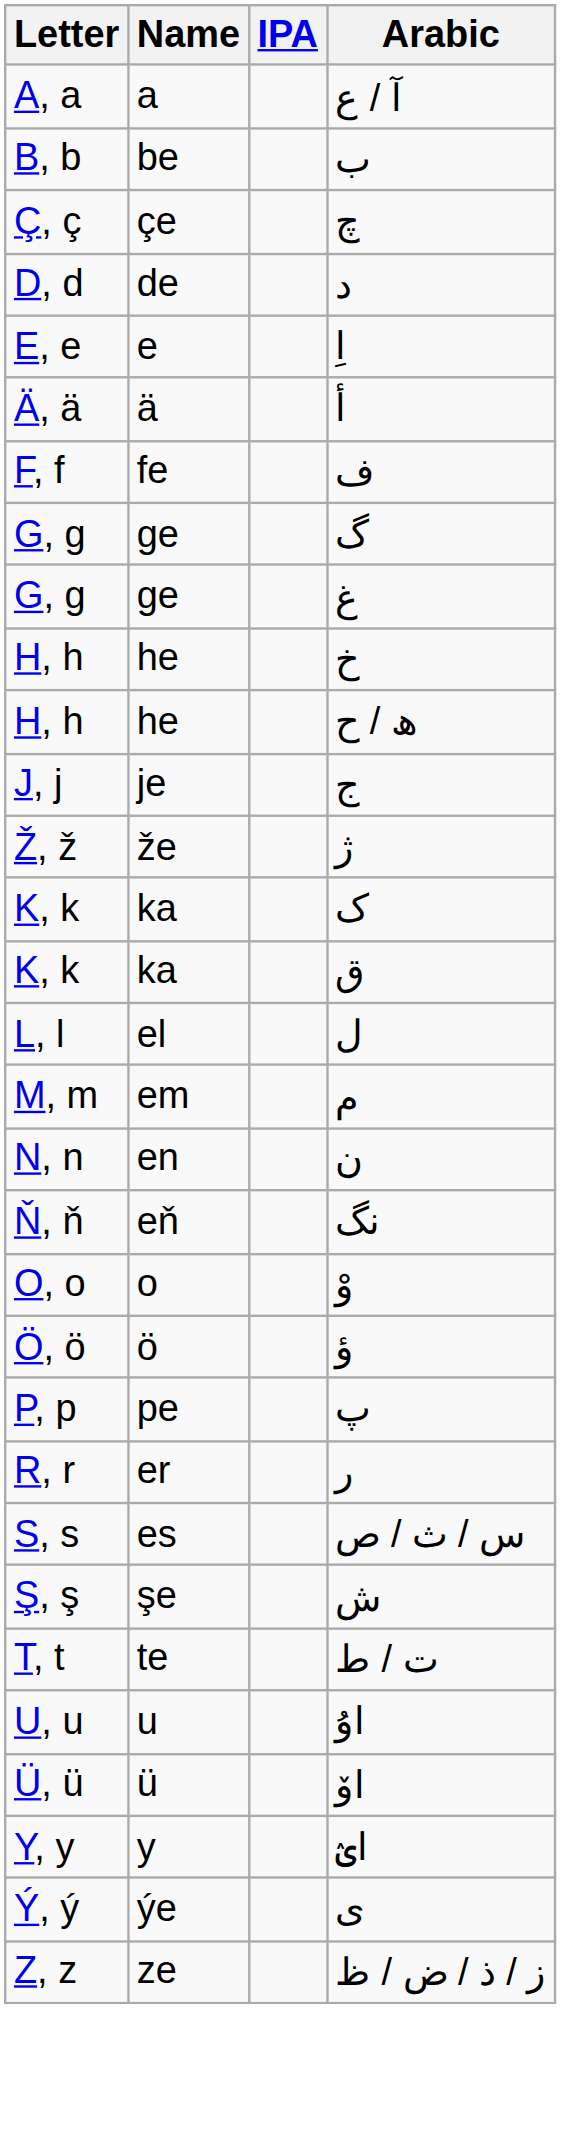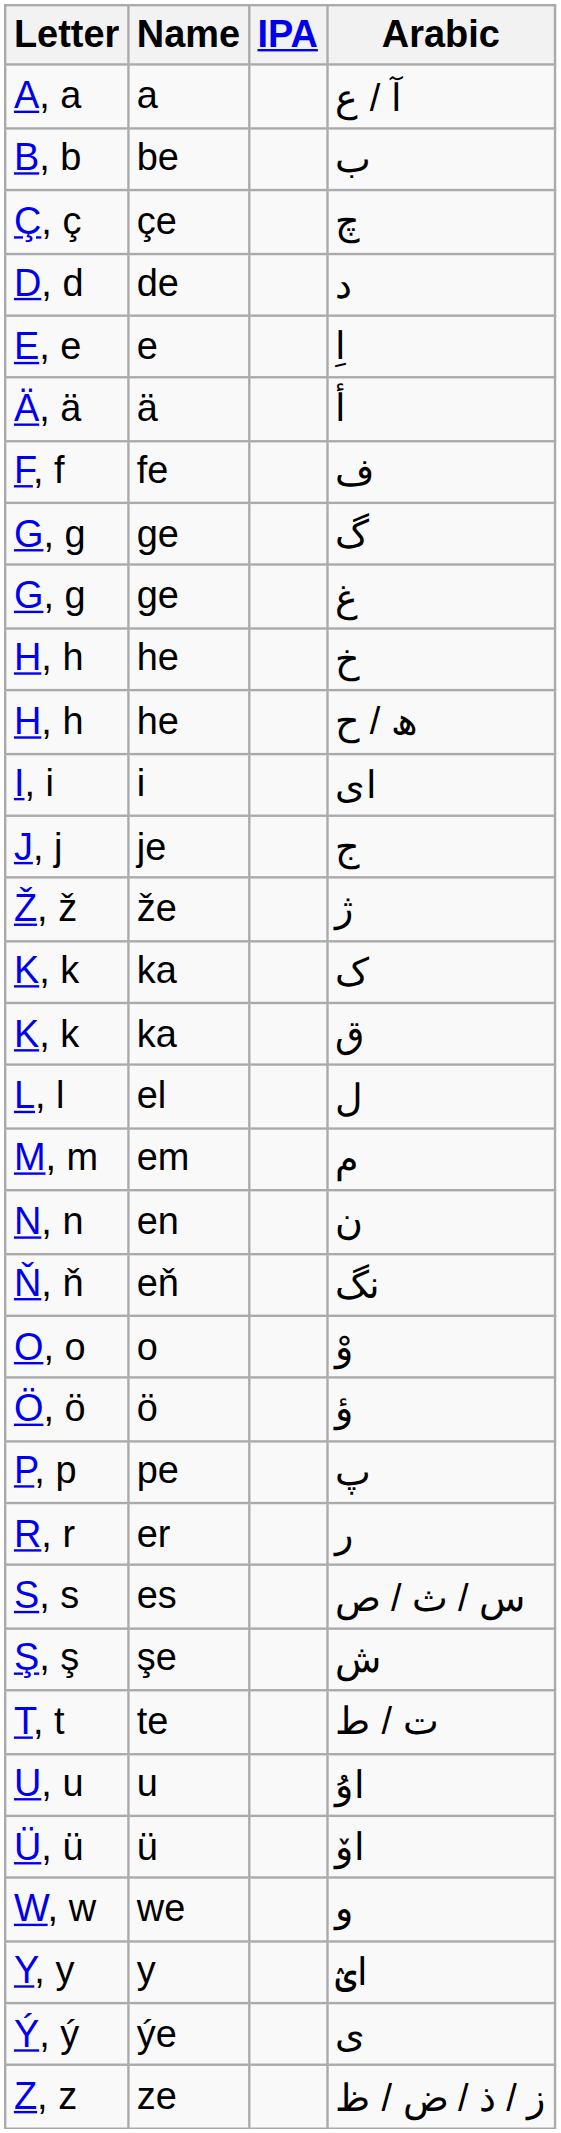+ row: (34, 783)
+ row: (55, 1908)
